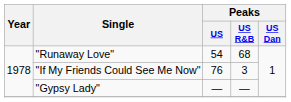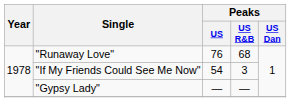(217, 54) 54 -> (217, 54) 76
(217, 71) 76 -> (217, 71) 54
